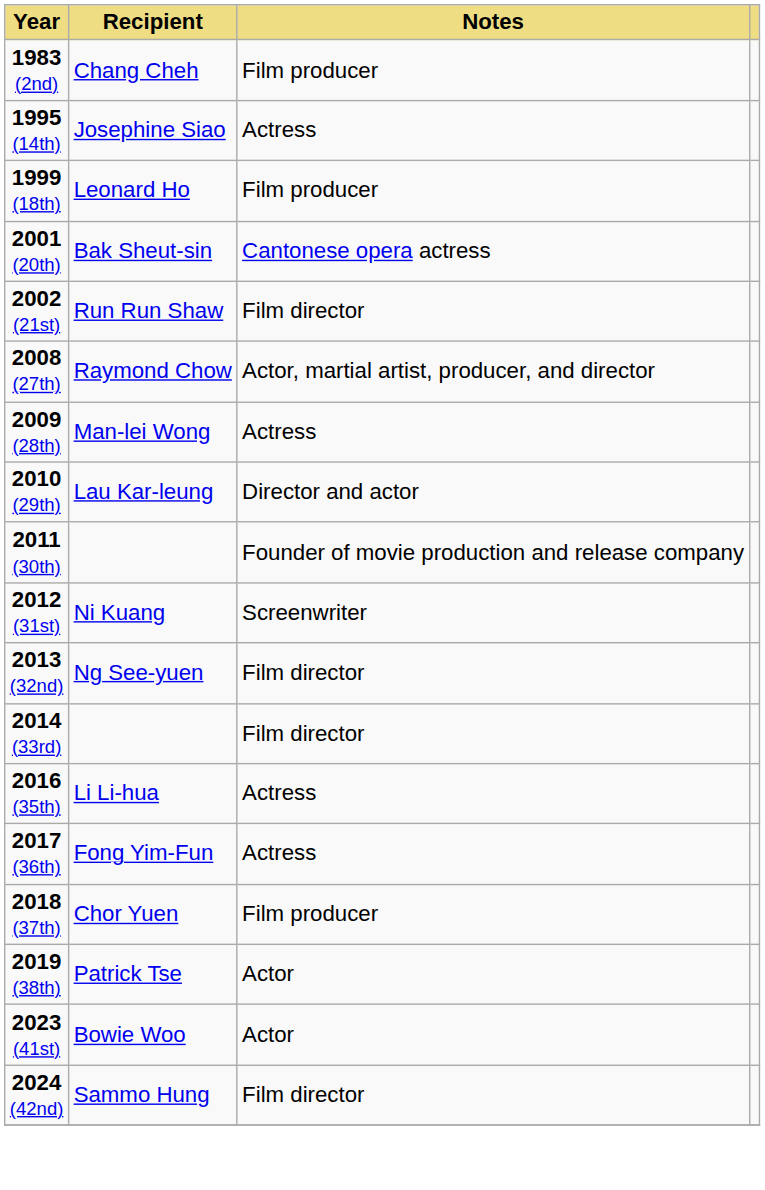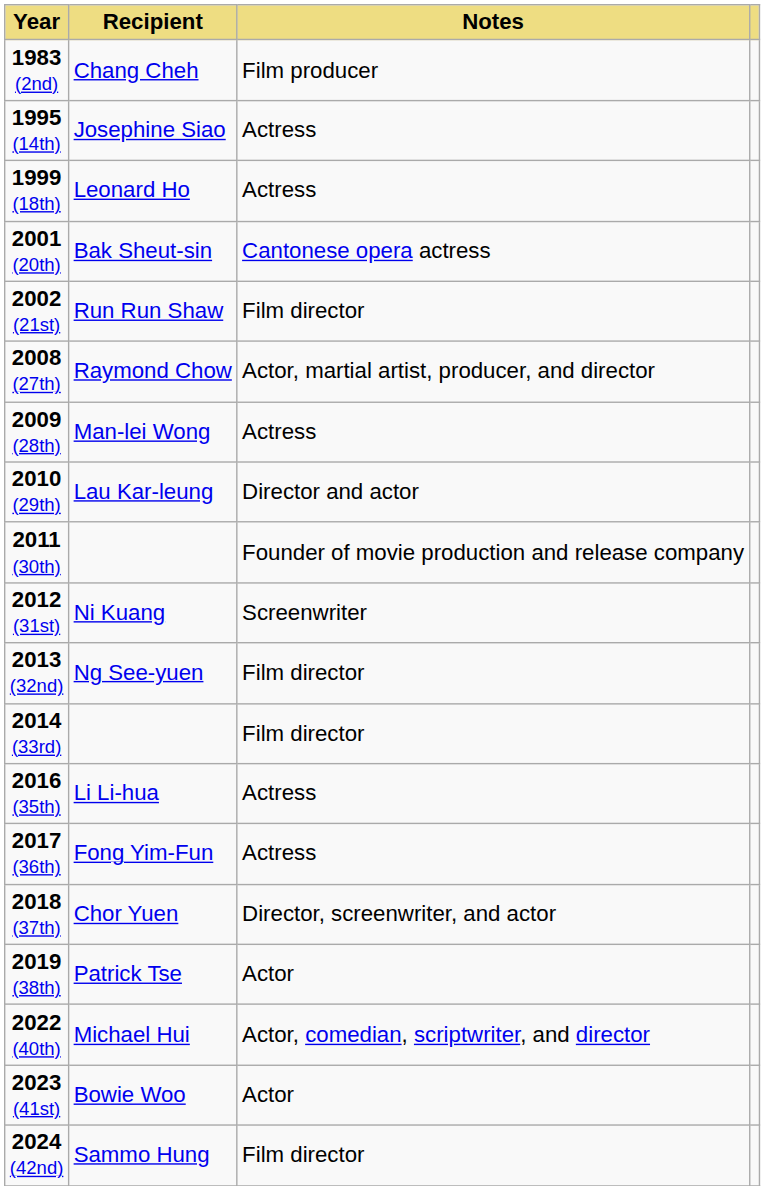(310, 190) Film producer -> (279, 190) Actress
(310, 913) Film producer -> (399, 913) Director, screenwriter, and actor
+ row: (37, 1034)
